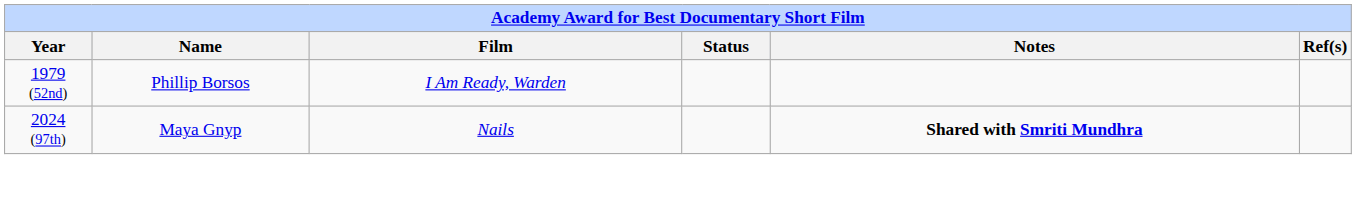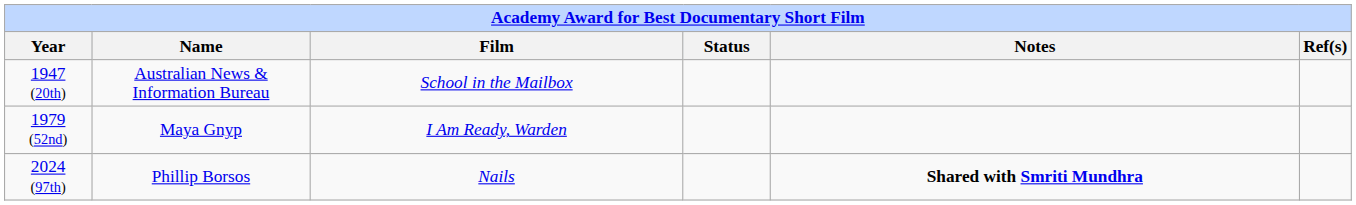+ row: (48, 82)
(200, 82) Phillip Borsos -> (201, 129) Maya Gnyp
(200, 129) Maya Gnyp -> (201, 176) Phillip Borsos
